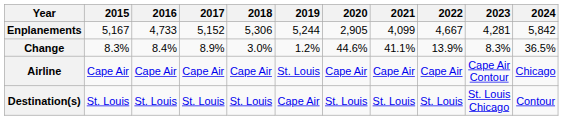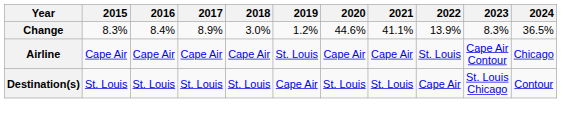- row: (44, 31)
(442, 71) Cape Air -> (440, 54) St. Louis
(442, 101) St. Louis -> (440, 84) Cape Air
